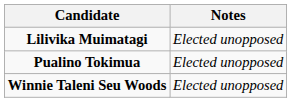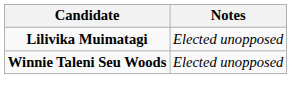- row: (87, 62)
